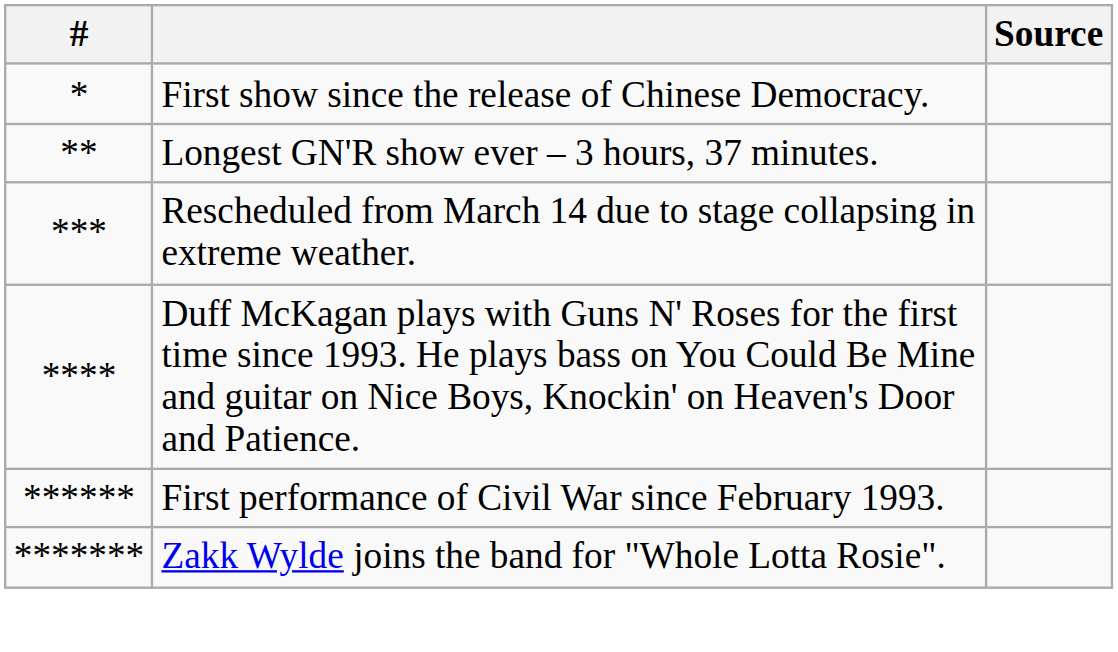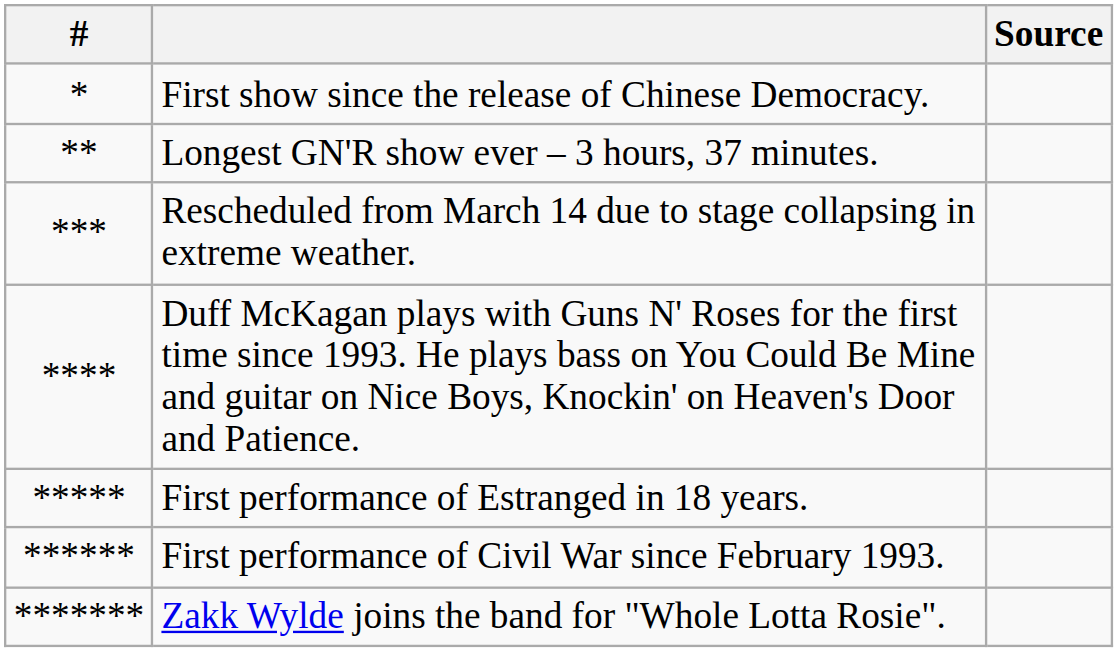+ row: (485, 497)
